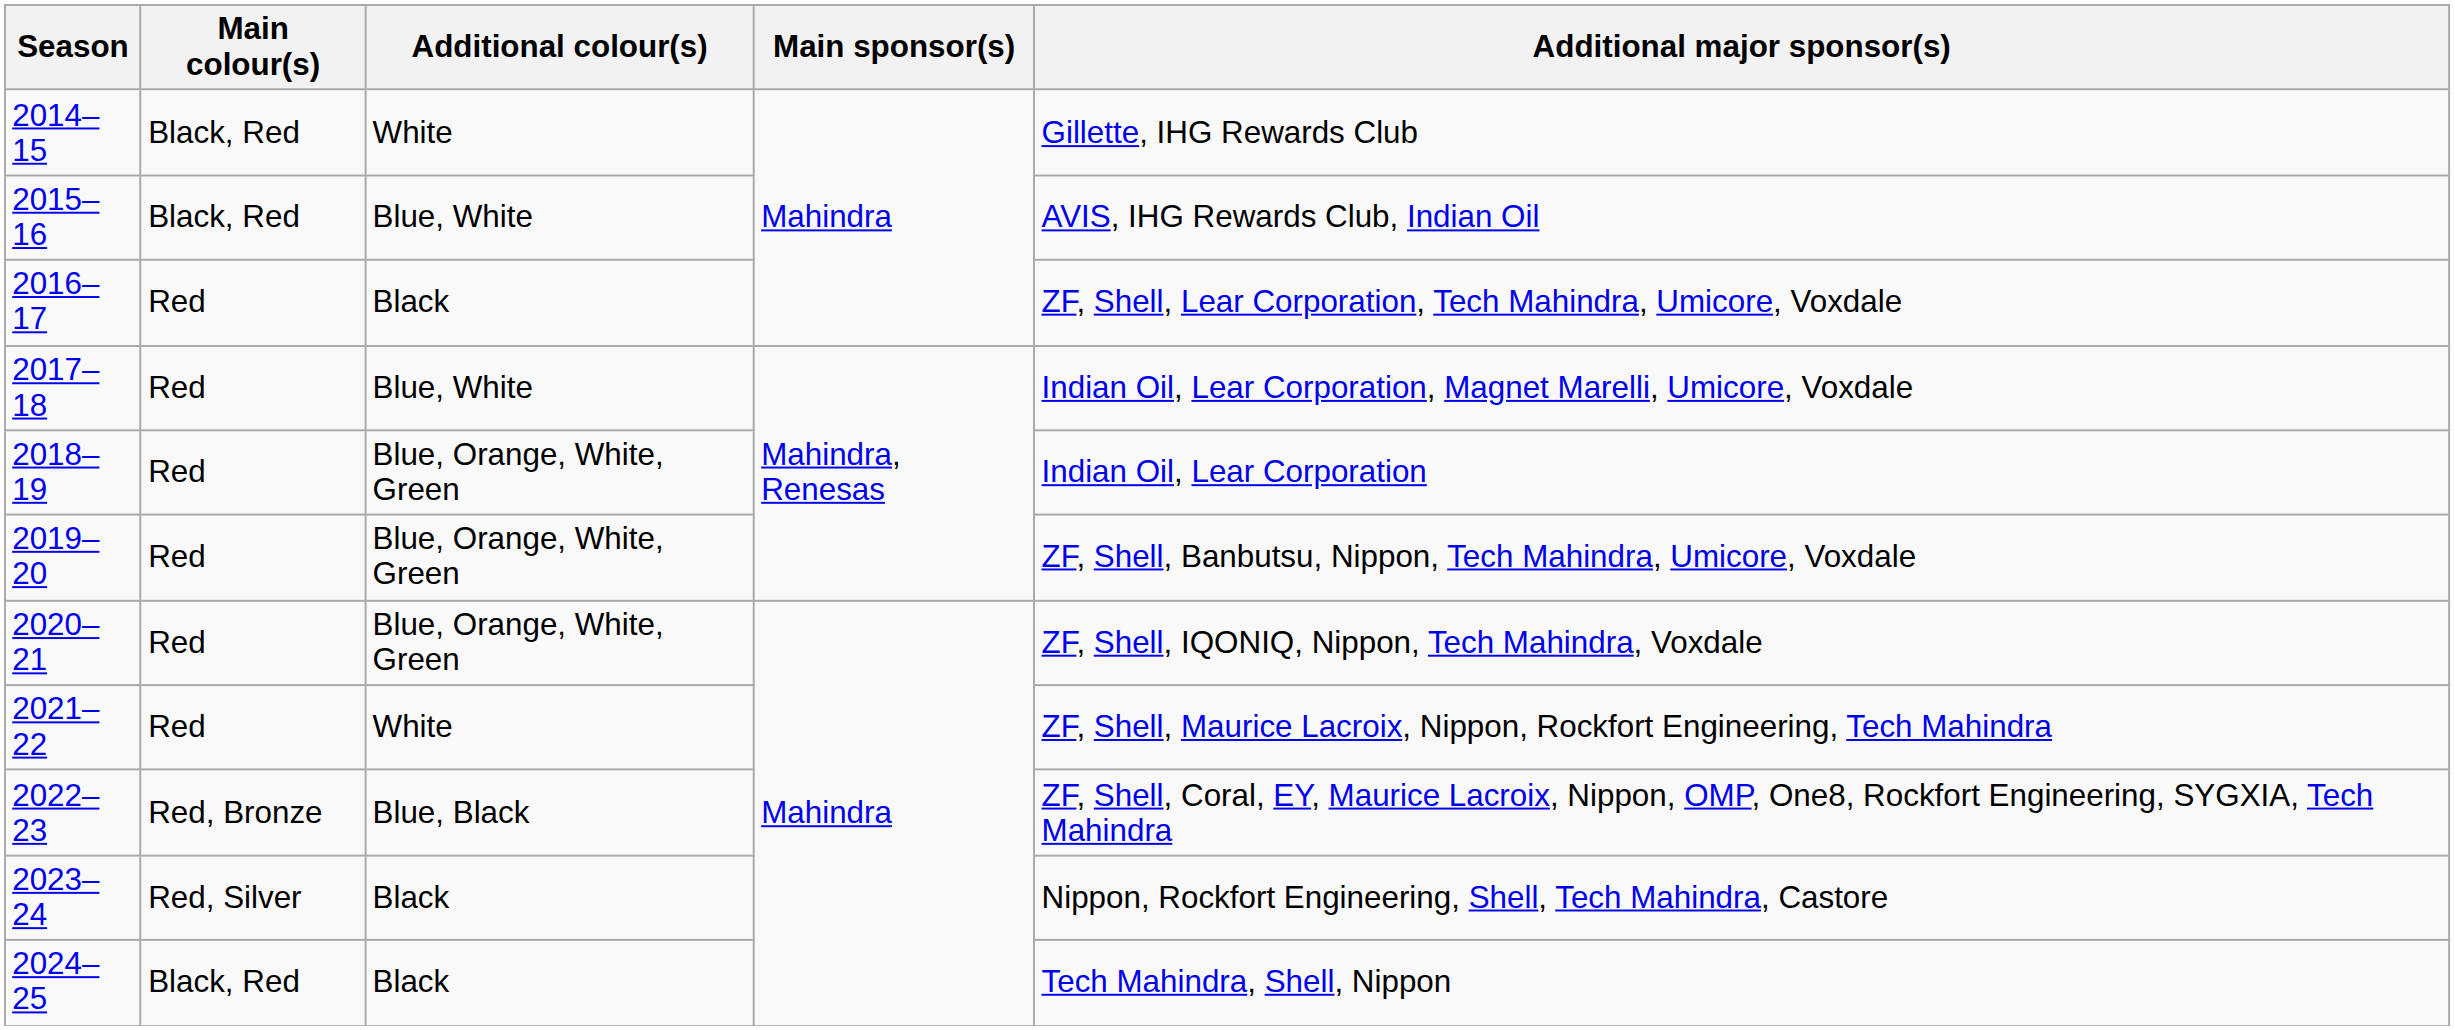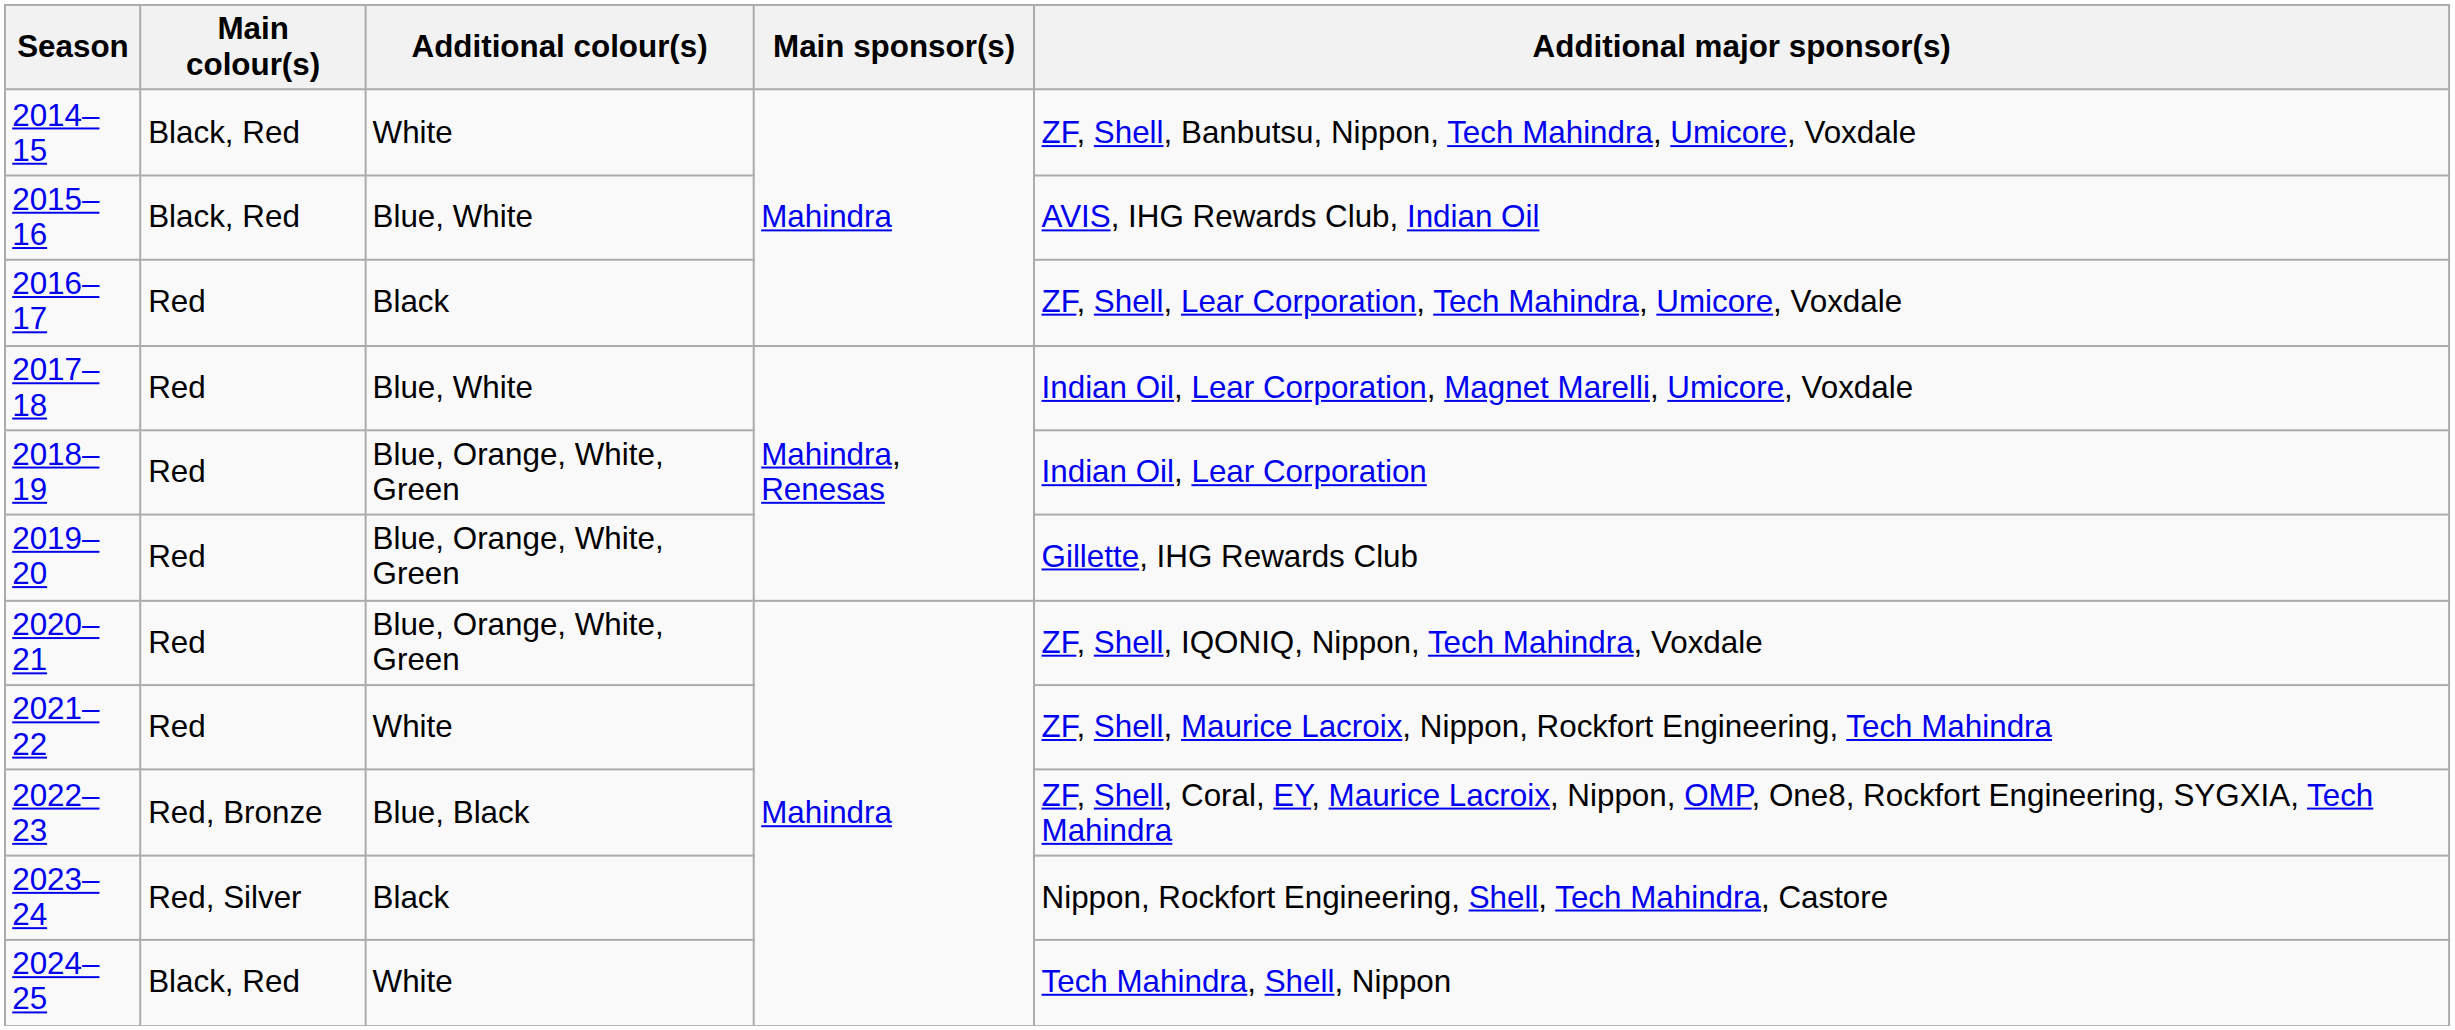(1230, 132) Gillette, IHG Rewards Club -> (1479, 132) ZF, Shell, Banbutsu, Nippon, Tech Mahindra, Umicore, Voxdale
(1479, 557) ZF, Shell, Banbutsu, Nippon, Tech Mahindra, Umicore, Voxdale -> (1230, 557) Gillette, IHG Rewards Club
(411, 982) Black -> (413, 982) White
